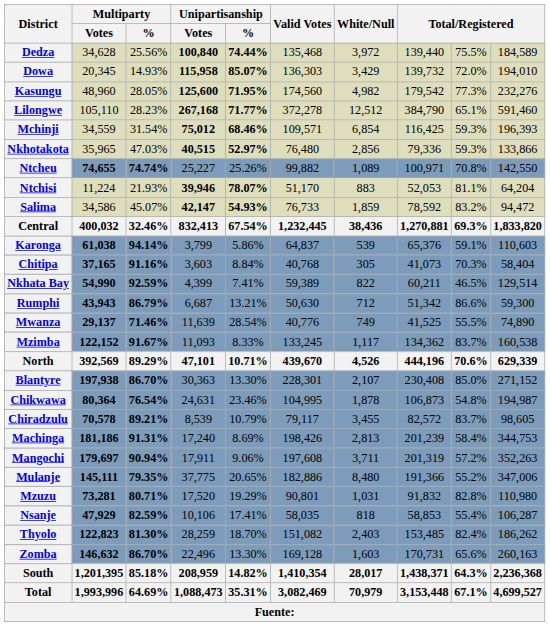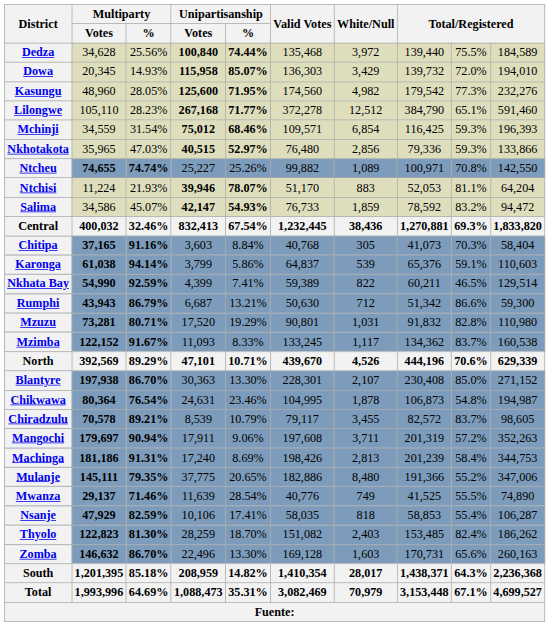rows swapped: (38, 264) <-> (38, 245)
rows swapped: (38, 496) <-> (38, 322)
rows swapped: (38, 438) <-> (38, 457)
